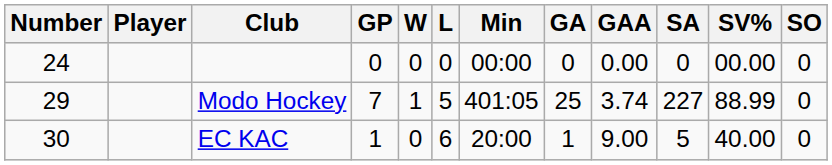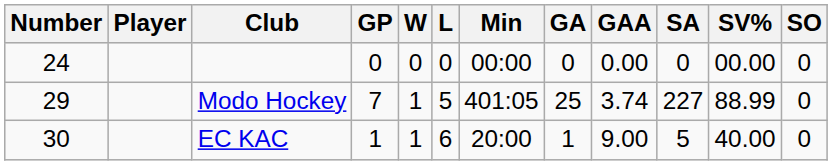(415, 139) 0 -> (415, 139) 1
